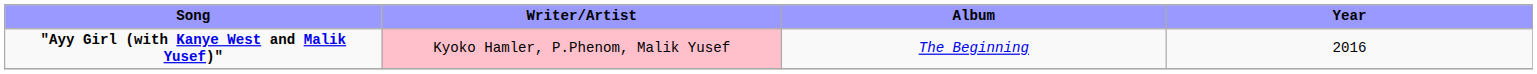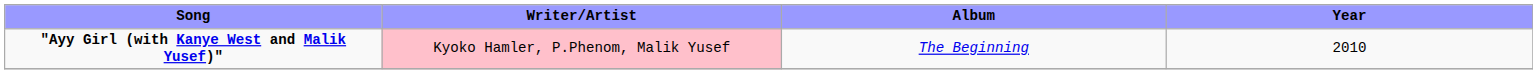(1350, 49) 2016 -> (1350, 49) 2010
